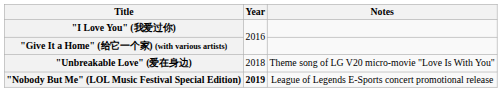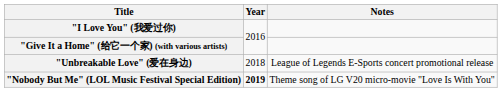(382, 63) Theme song of LG V20 micro-movie "Love Is With You" -> (382, 63) League of Legends E-Sports concert promotional release
(382, 79) League of Legends E-Sports concert promotional release -> (382, 79) Theme song of LG V20 micro-movie "Love Is With You"
